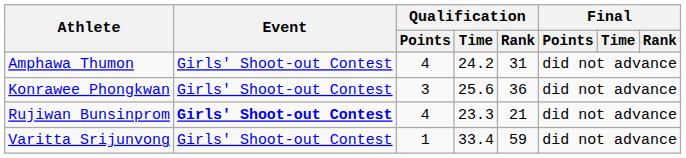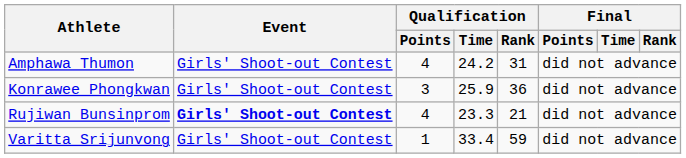(476, 90) 25.6 -> (476, 90) 25.9
